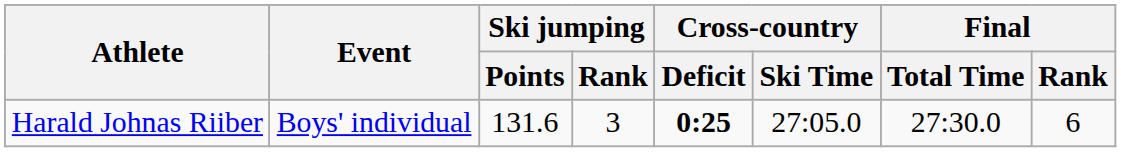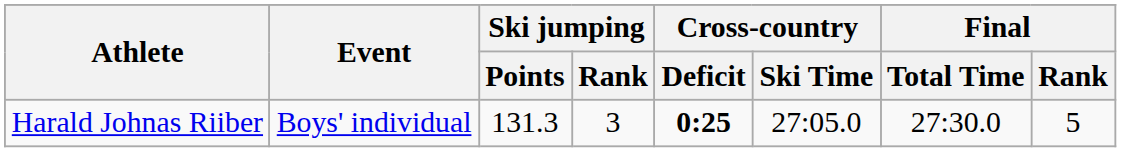(525, 122) 131.6 -> (525, 122) 131.3
(1073, 122) 6 -> (1073, 122) 5
